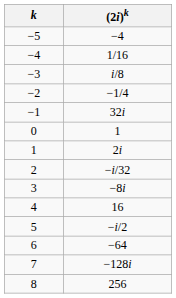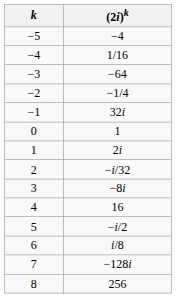(117, 74) i/8 -> (117, 74) −64
(117, 245) −64 -> (117, 245) i/8
